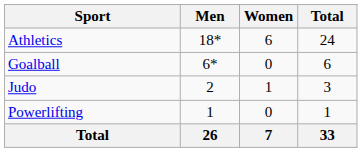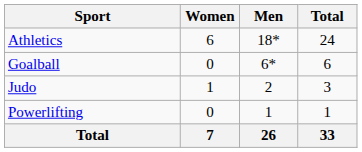columns swapped: (210, 16) <-> (269, 16)
